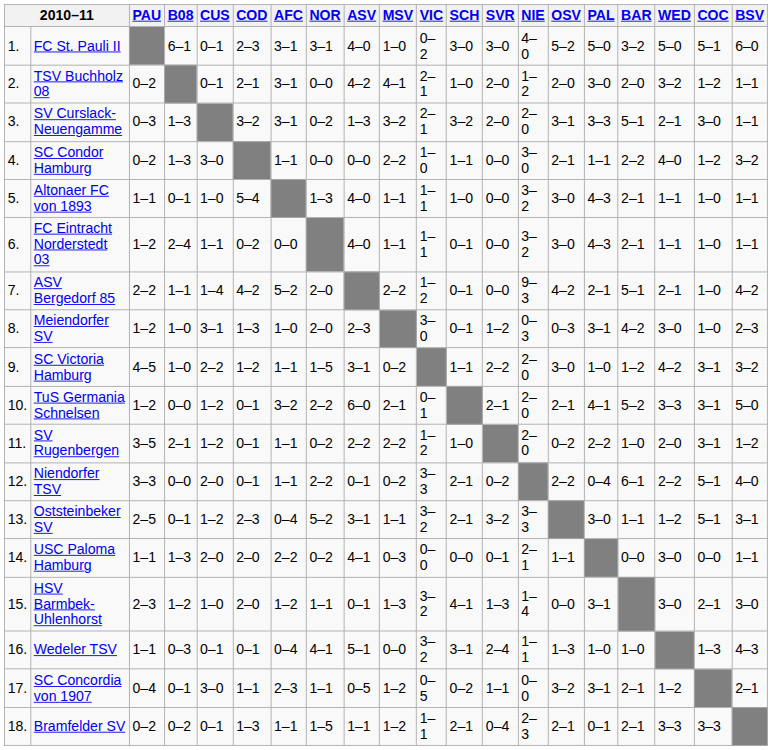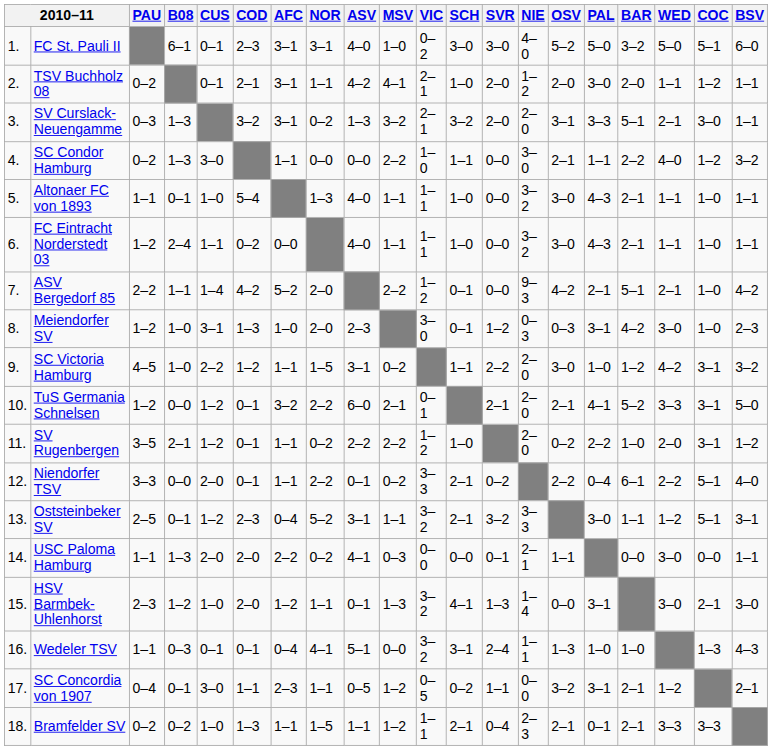(321, 84) 0–0 -> (321, 84) 1–1
(670, 84) 3–2 -> (670, 84) 1–1
(461, 244) 0–1 -> (461, 244) 1–0
(212, 726) 0–1 -> (212, 726) 1–0
